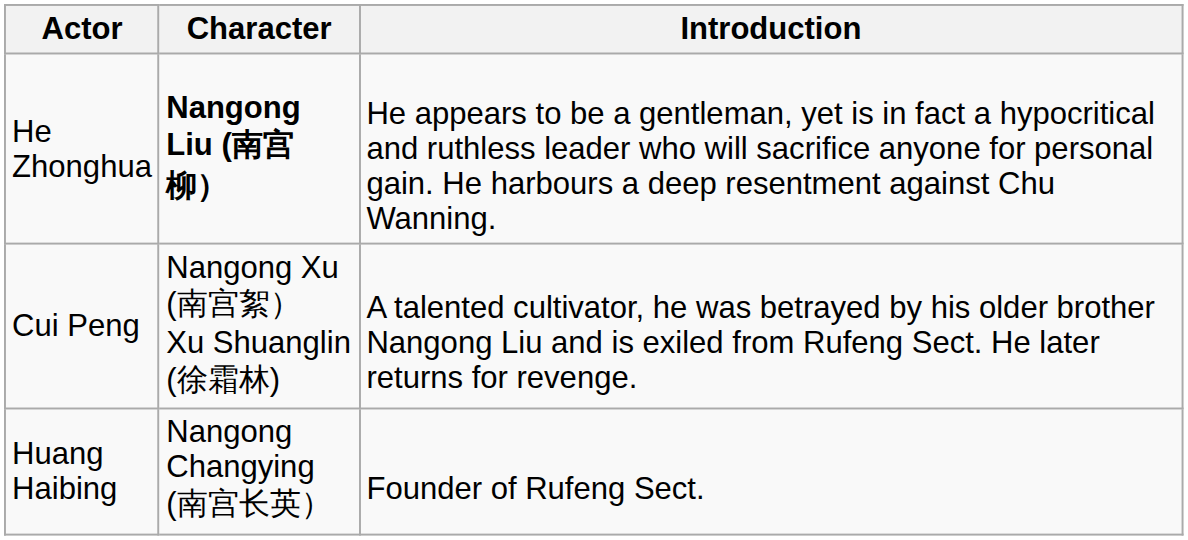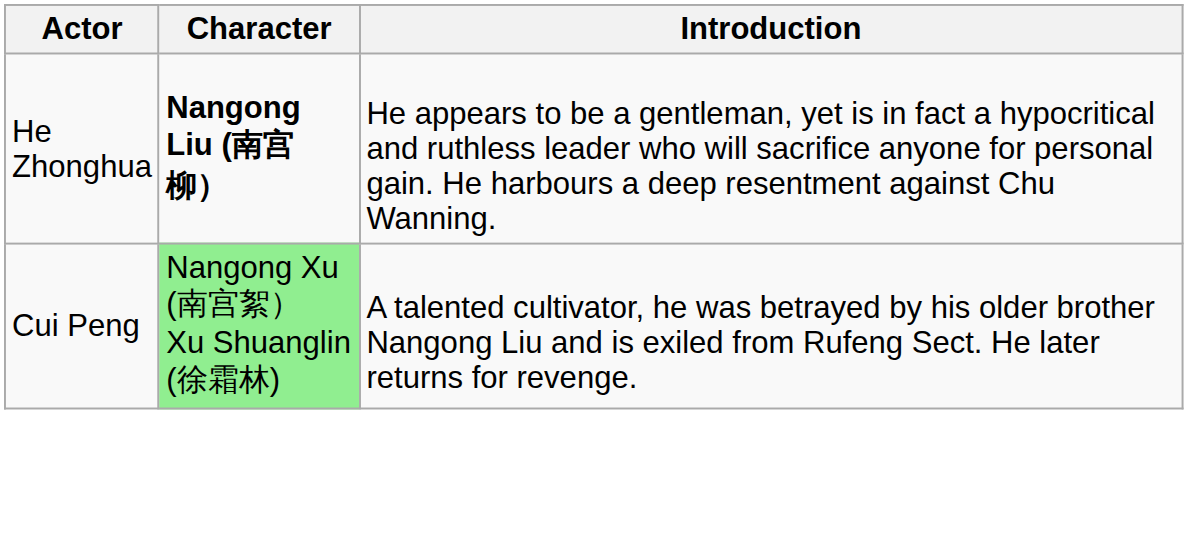(259, 323) no background -> (259, 323) lightgreen background
- row: (65, 470)
